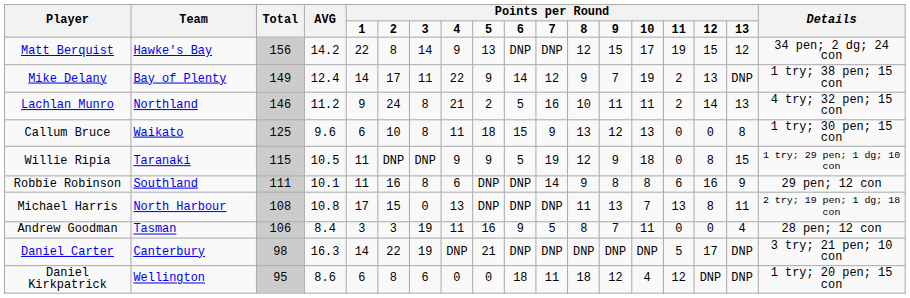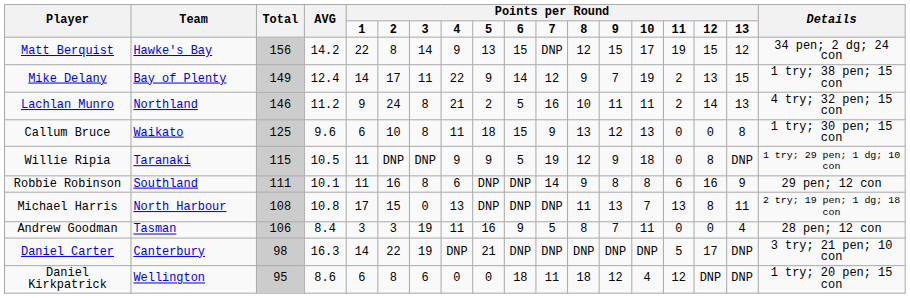(520, 51) DNP -> (520, 51) 15
(742, 78) DNP -> (742, 78) 15
(742, 161) 15 -> (742, 161) DNP
